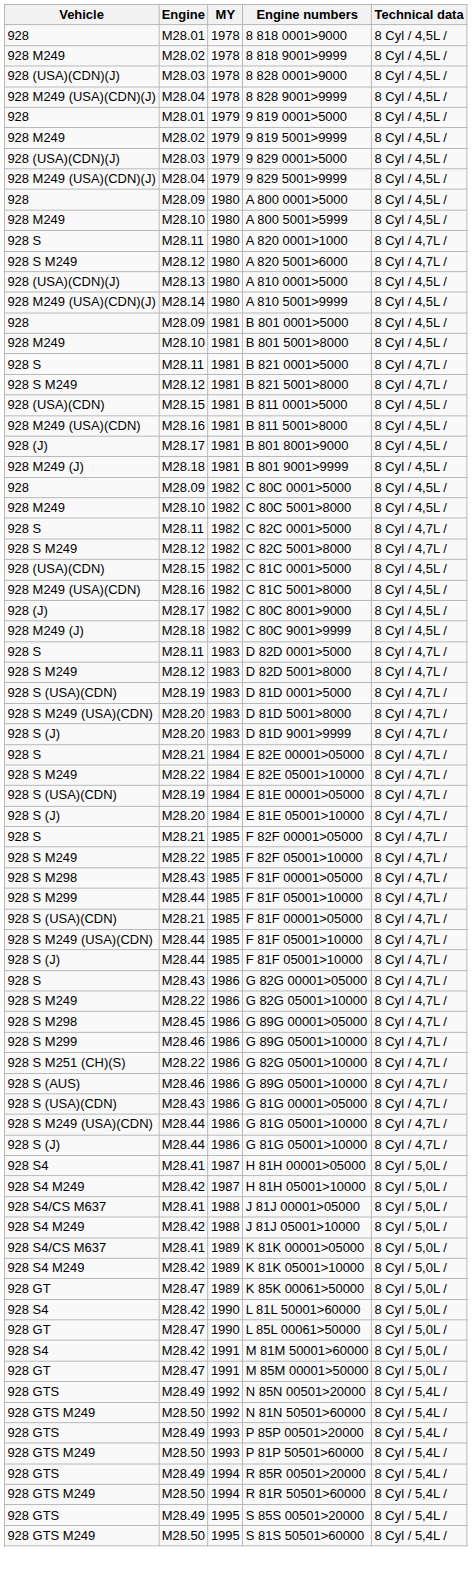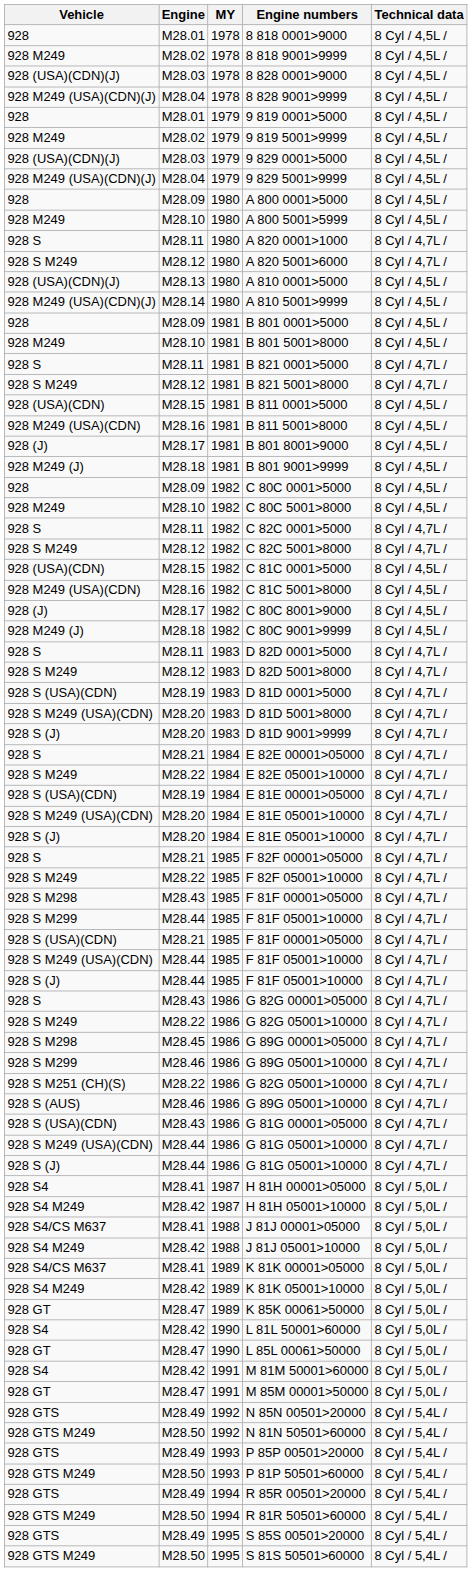+ row: (80, 816)
